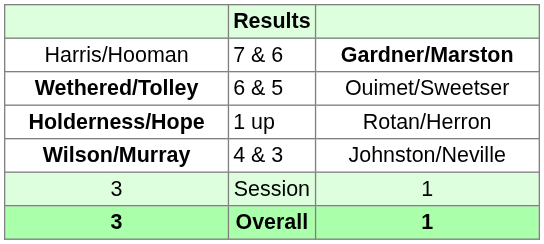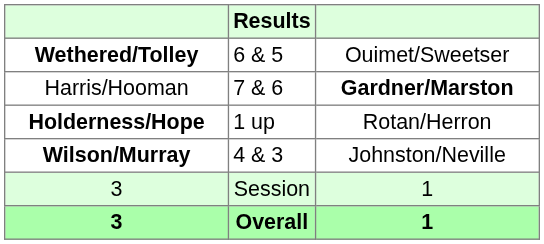rows swapped: (117, 88) <-> (117, 54)
